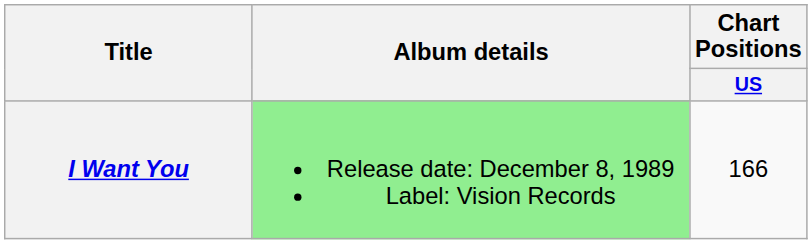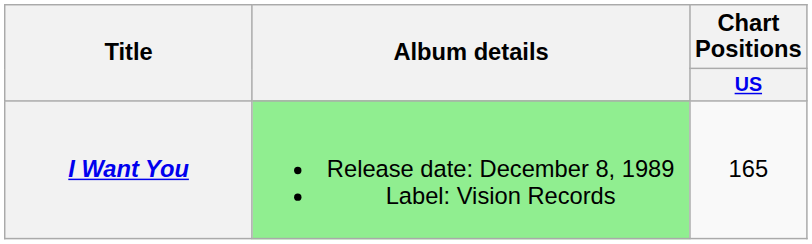(748, 169) 166 -> (748, 169) 165
